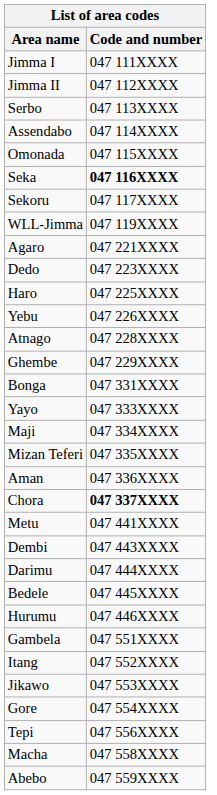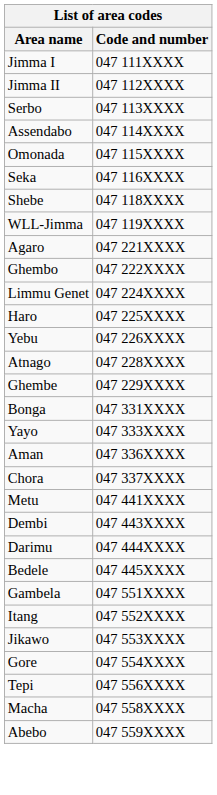(134, 177) bold -> (140, 177) normal
- row: (28, 200)
+ row: (26, 200)
+ row: (33, 270)
- row: (24, 270)
+ row: (48, 293)
- row: (22, 431)
- row: (45, 454)
(134, 500) bold -> (140, 477) normal
- row: (32, 616)
